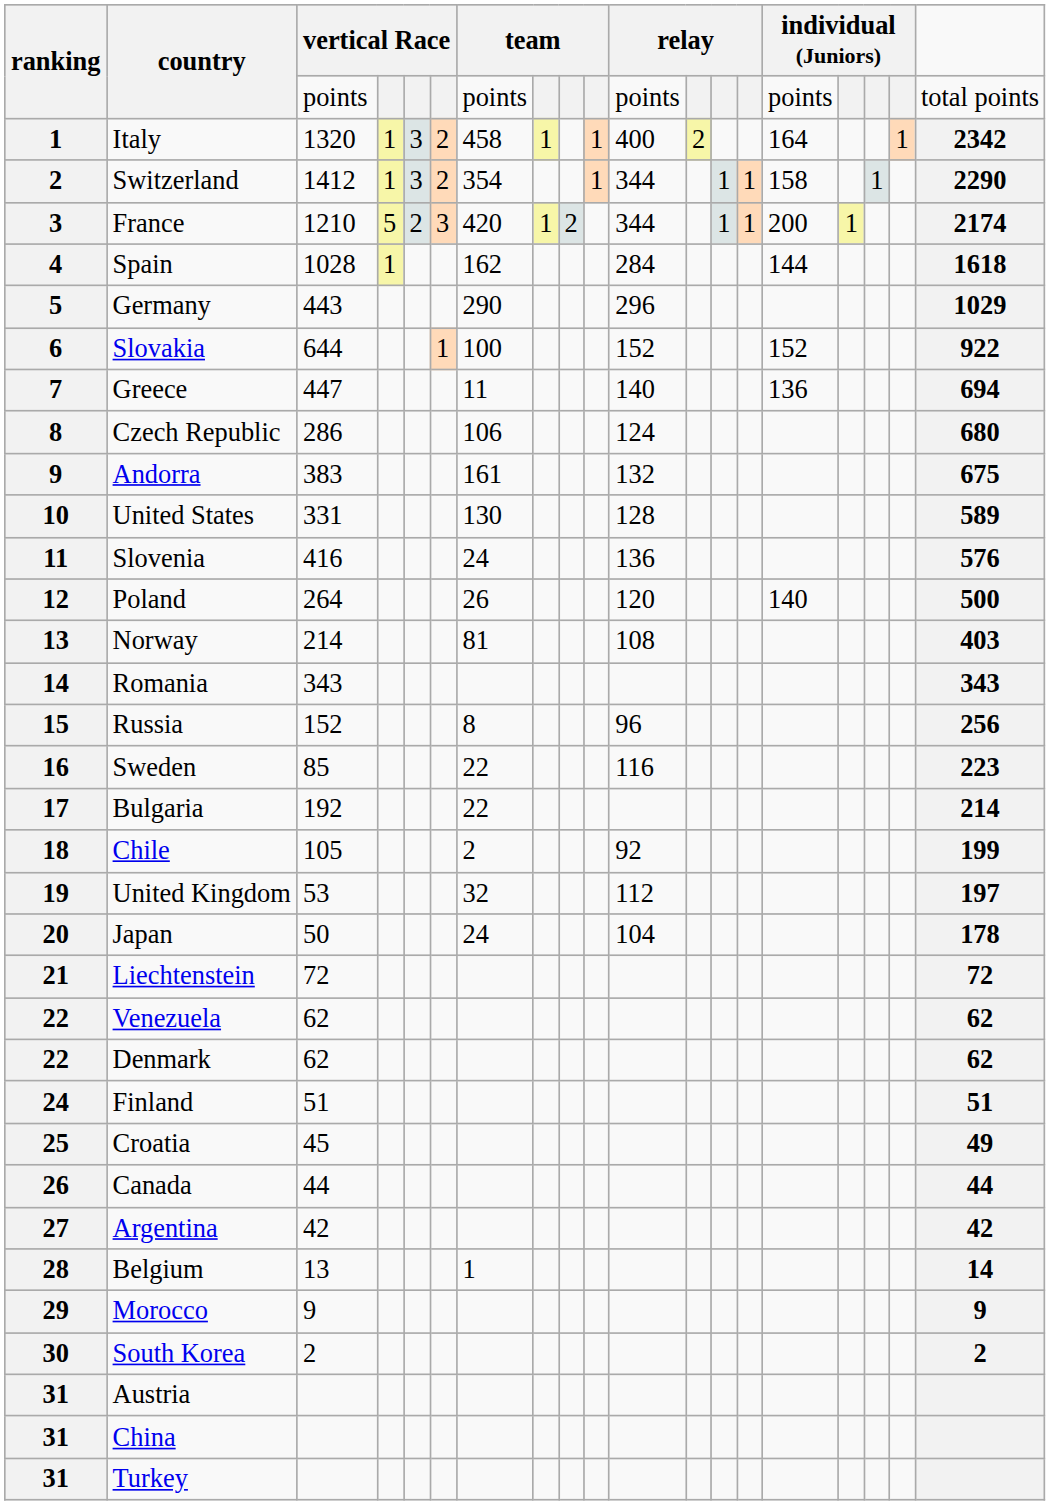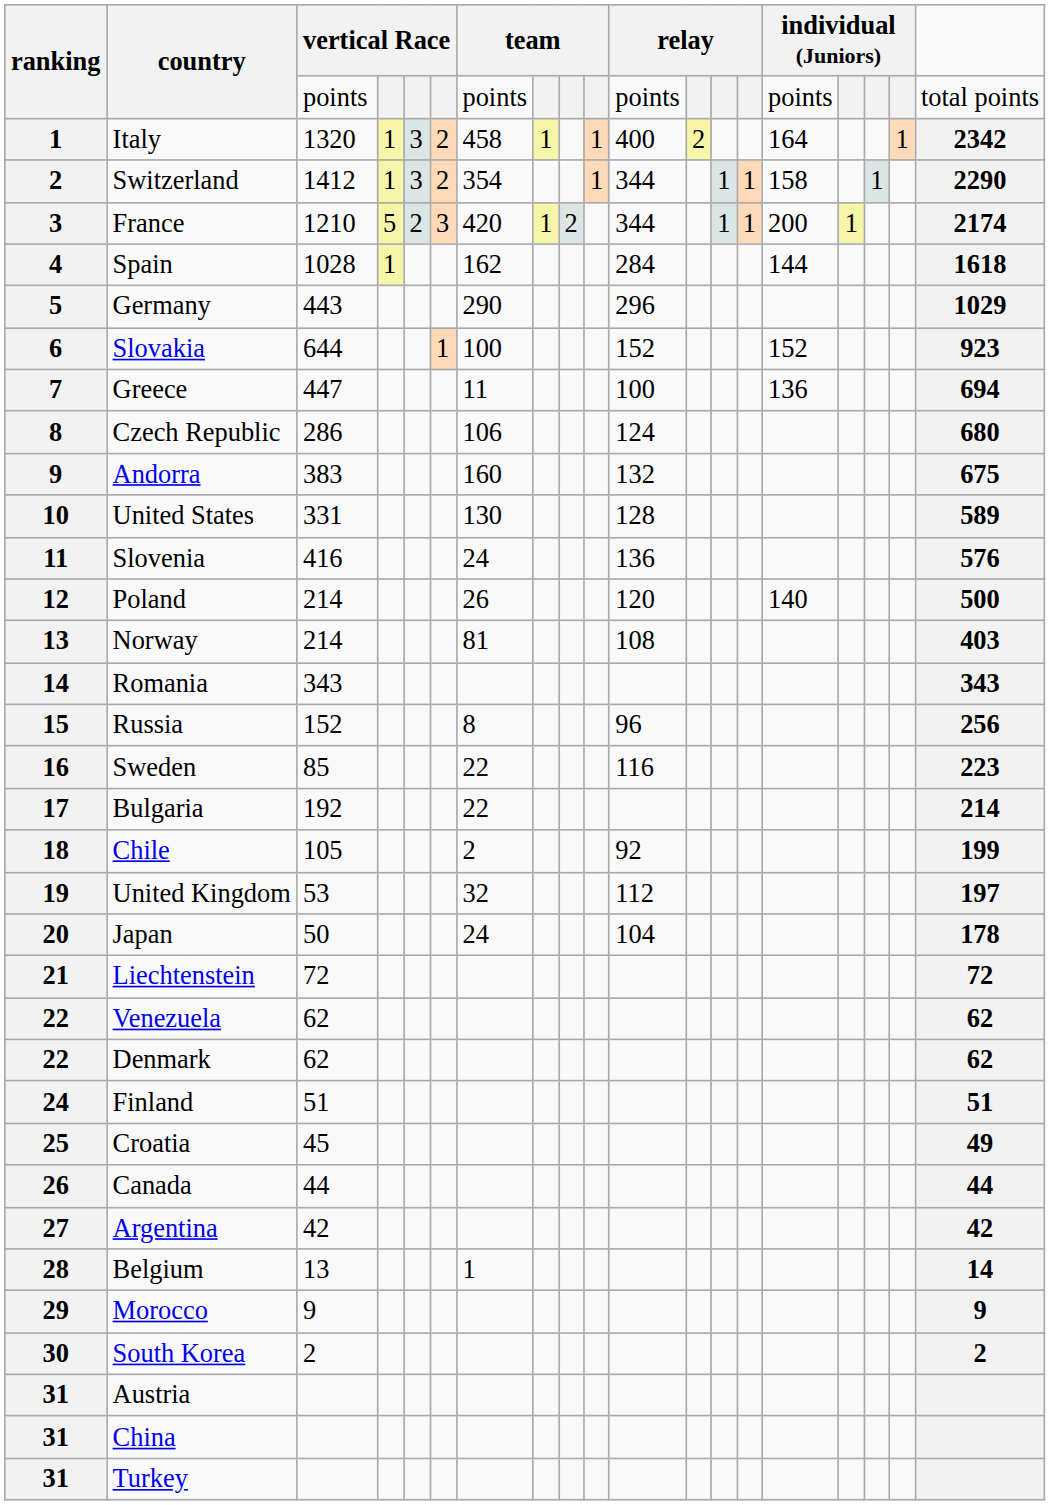(980, 348) 922 -> (980, 348) 923
(635, 390) 140 -> (635, 390) 100
(482, 473) 161 -> (482, 473) 160
(323, 599) 264 -> (323, 599) 214
